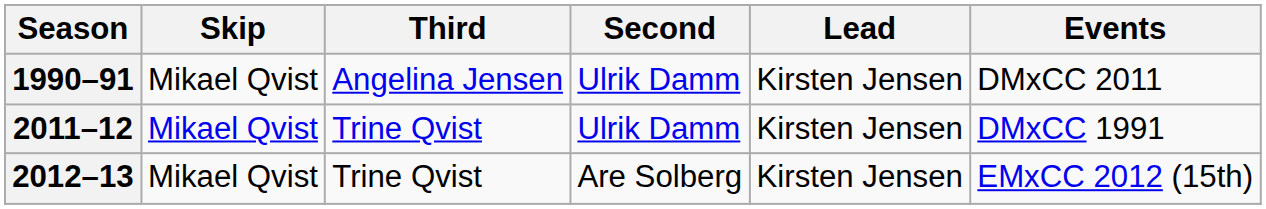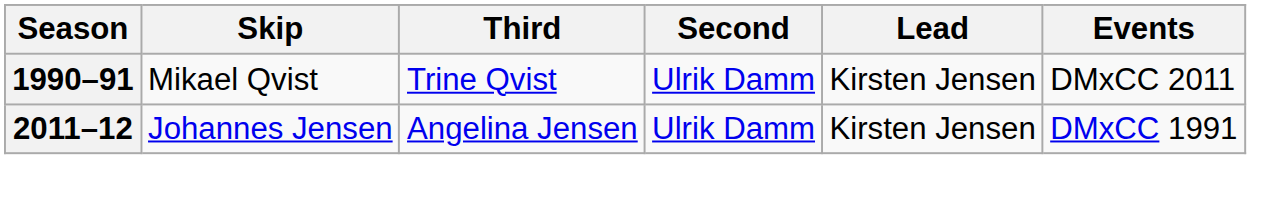(448, 78) Angelina Jensen -> (482, 78) Trine Qvist
(233, 128) Mikael Qvist -> (270, 128) Johannes Jensen
(407, 128) Trine Qvist -> (522, 128) Angelina Jensen
- row: (73, 177)
